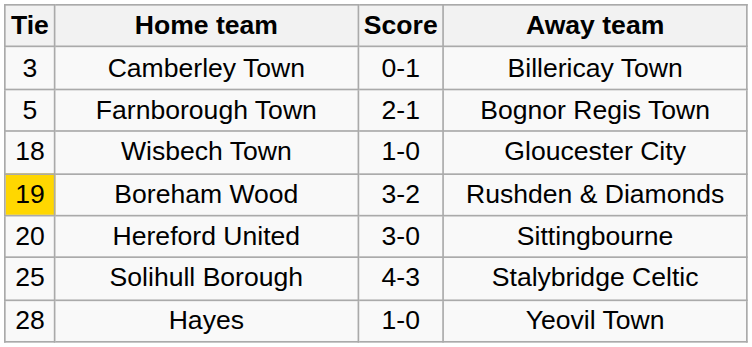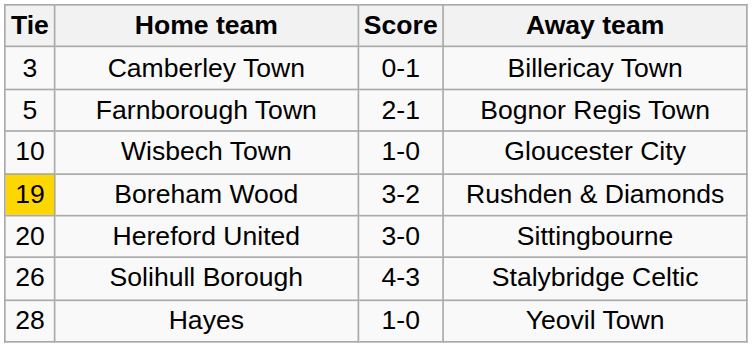(30, 151) 18 -> (30, 151) 10
(30, 278) 25 -> (30, 278) 26
